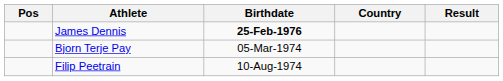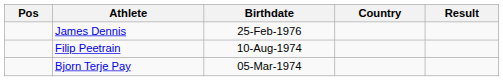(269, 31) bold -> (269, 31) normal
rows swapped: (93, 48) <-> (88, 66)
